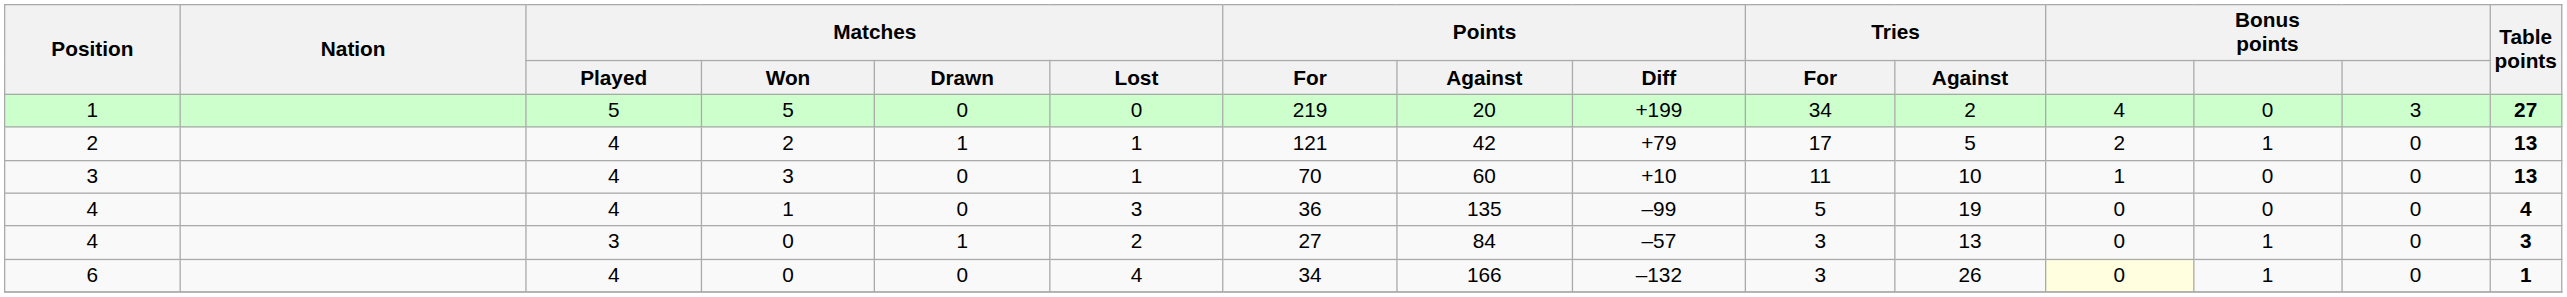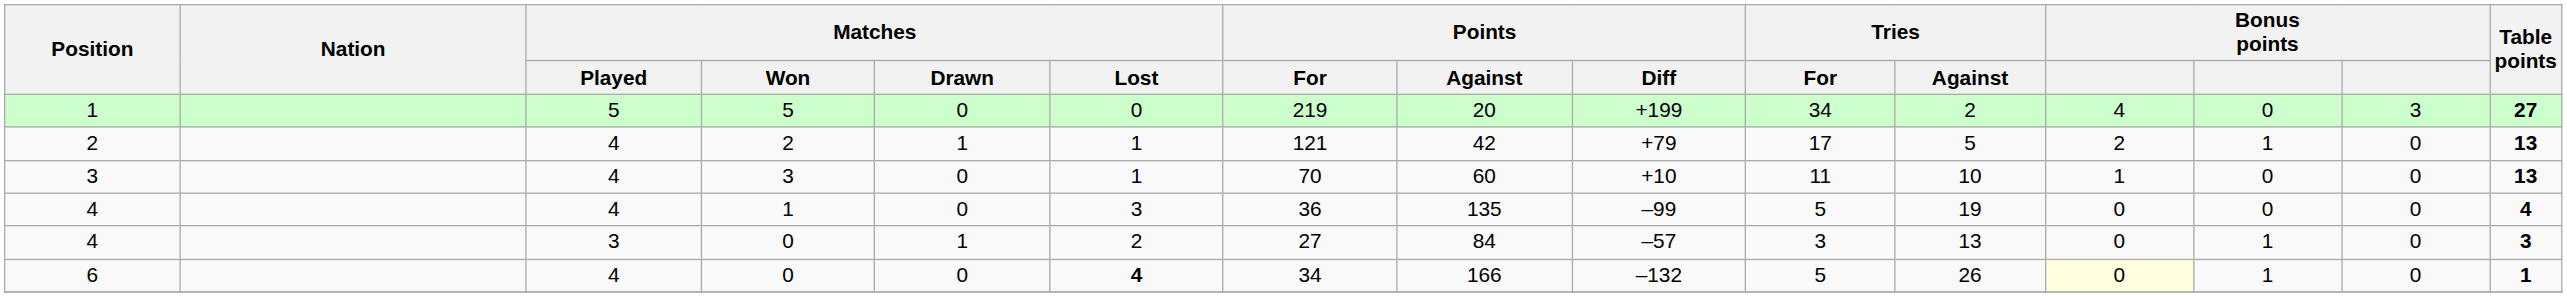(1136, 275) normal -> (1136, 275) bold
(1820, 275) 3 -> (1820, 275) 5
